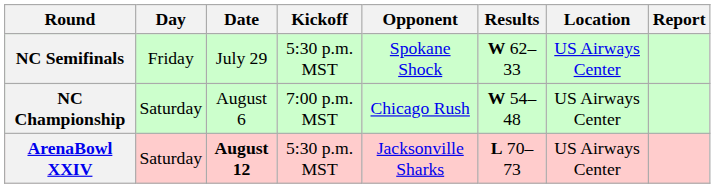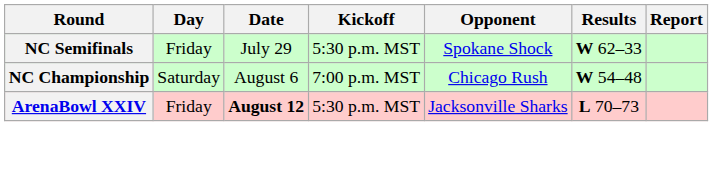- column: (597, 19)
(171, 158) Saturday -> (189, 106) Friday
